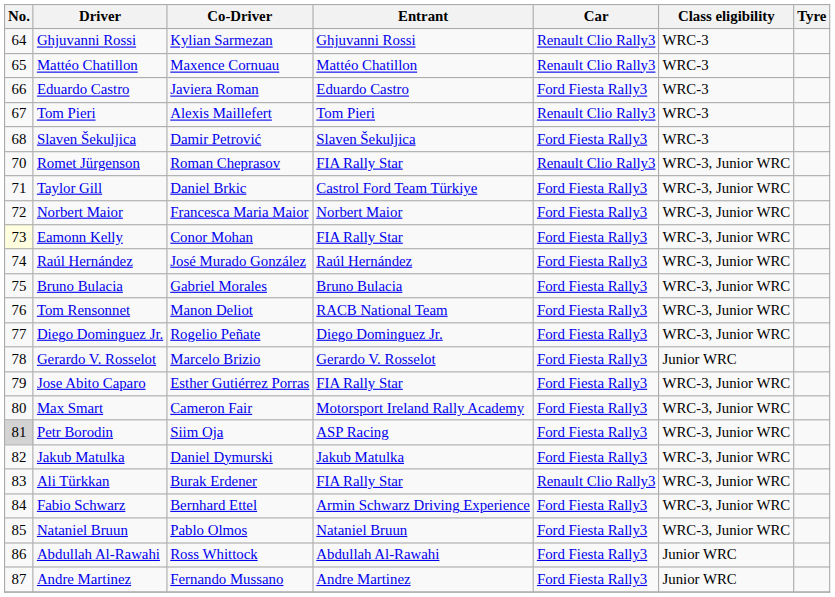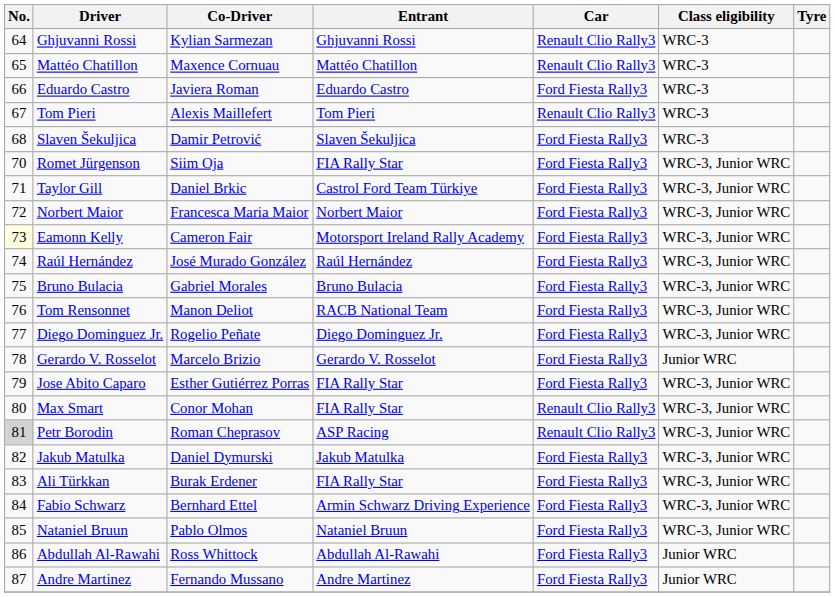(225, 163) Roman Cheprasov -> (197, 163) Siim Oja
(596, 163) Renault Clio Rally3 -> (592, 163) Ford Fiesta Rally3
(212, 236) Conor Mohan -> (211, 236) Cameron Fair
(360, 236) FIA Rally Star -> (420, 236) Motorsport Ireland Rally Academy
(211, 407) Cameron Fair -> (212, 407) Conor Mohan
(420, 407) Motorsport Ireland Rally Academy -> (360, 407) FIA Rally Star
(592, 407) Ford Fiesta Rally3 -> (596, 407) Renault Clio Rally3
(197, 432) Siim Oja -> (225, 432) Roman Cheprasov
(592, 432) Ford Fiesta Rally3 -> (596, 432) Renault Clio Rally3
(596, 481) Renault Clio Rally3 -> (592, 481) Ford Fiesta Rally3
